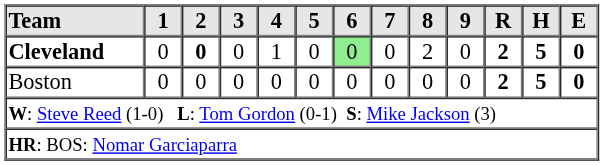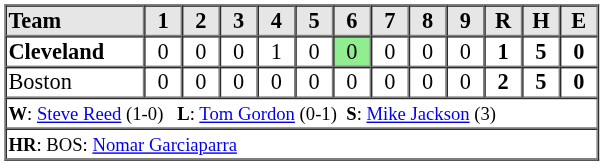(201, 51) bold -> (201, 51) normal
(428, 51) 2 -> (428, 51) 0
(503, 51) 2 -> (503, 51) 1
